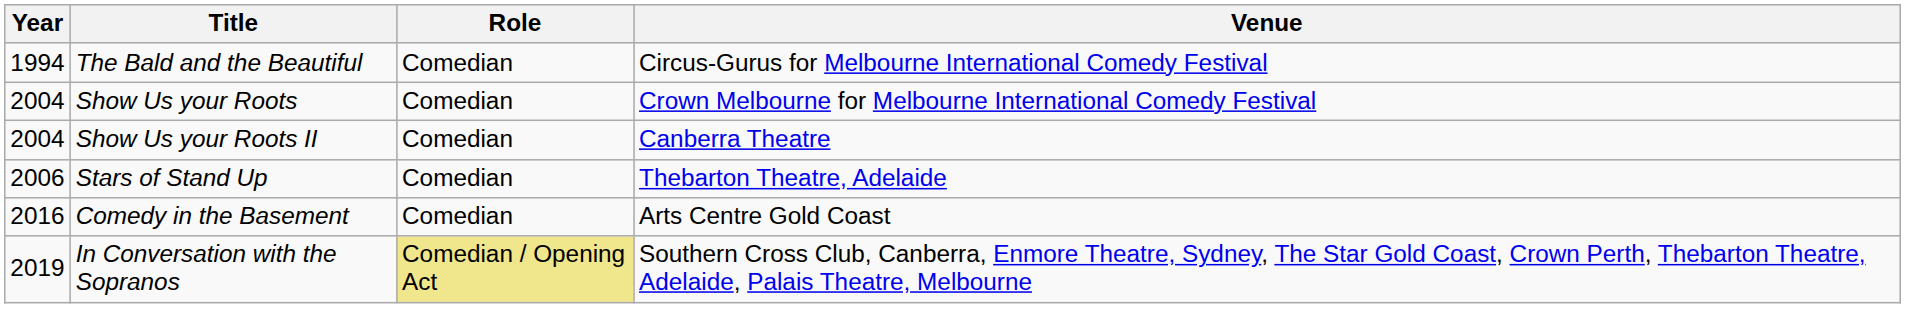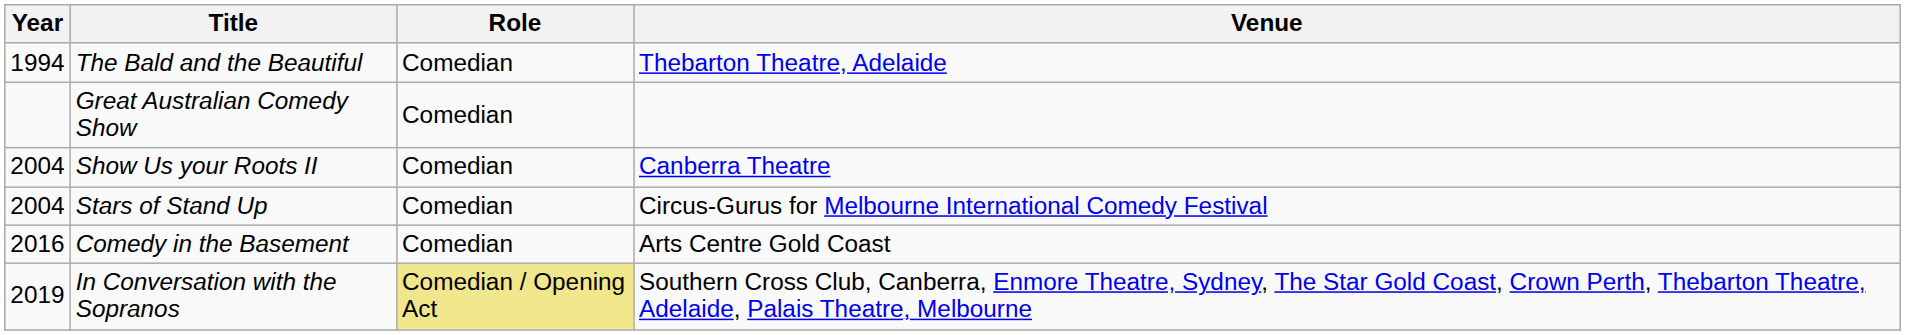(953, 62) Circus-Gurus for Melbourne International Comedy Festival -> (793, 62) Thebarton Theatre, Adelaide
+ row: (212, 114)
- row: (187, 100)
(37, 178) 2006 -> (37, 205) 2004
(793, 178) Thebarton Theatre, Adelaide -> (953, 205) Circus-Gurus for Melbourne International Comedy Festival
